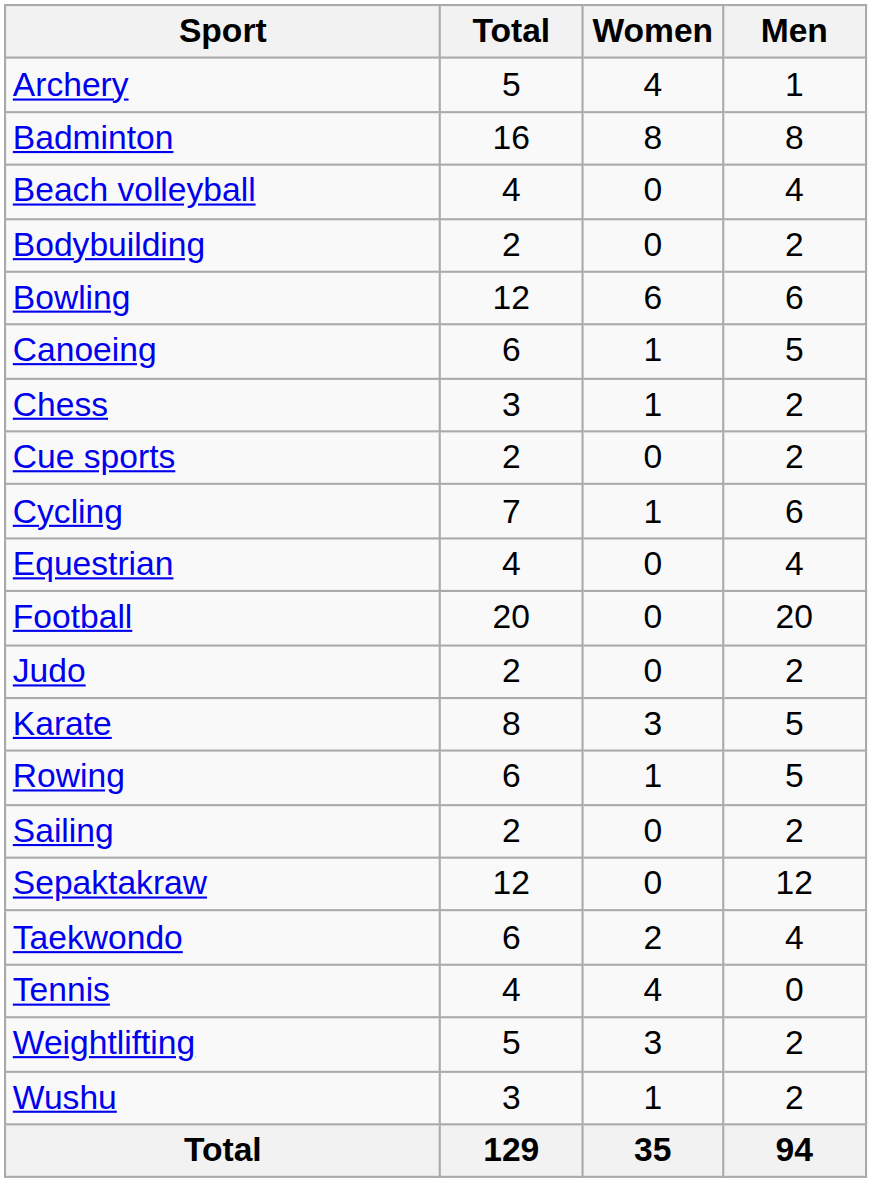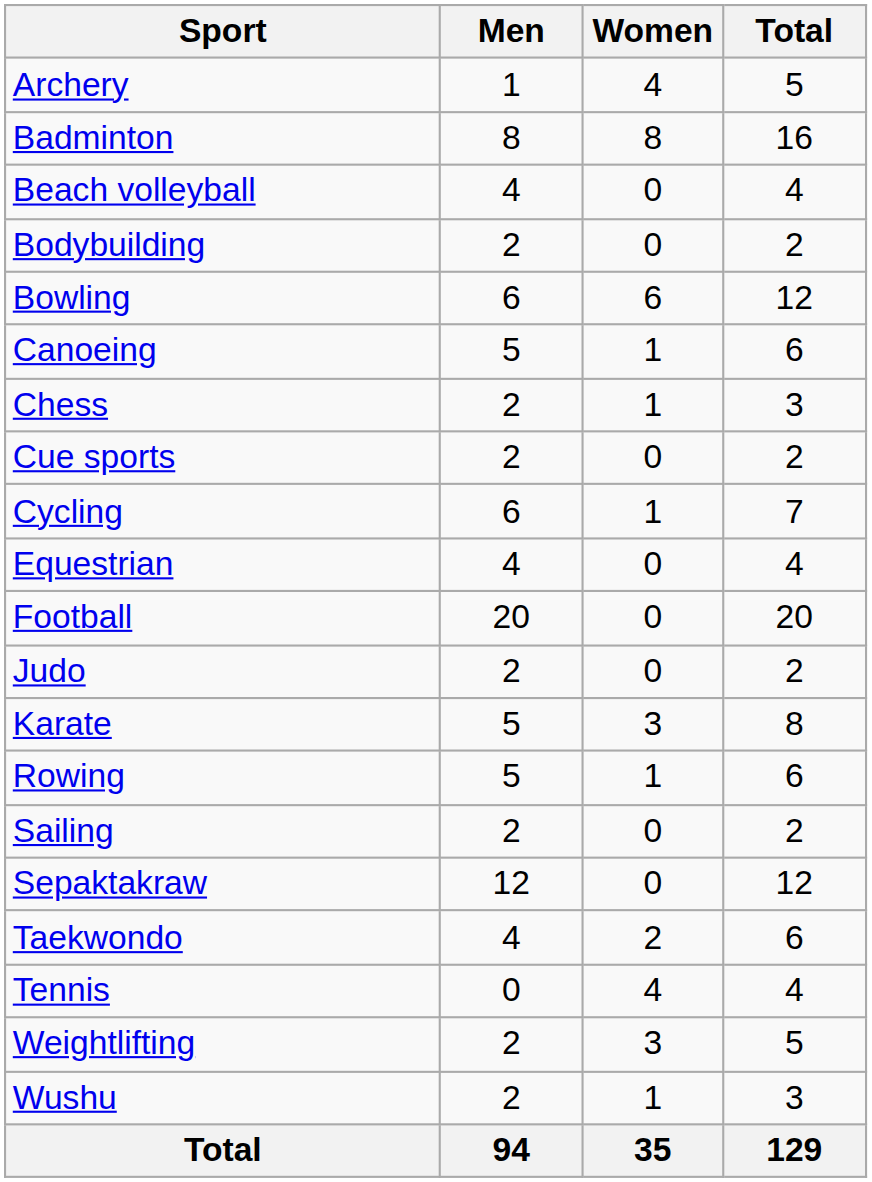columns swapped: (794, 31) <-> (511, 31)
